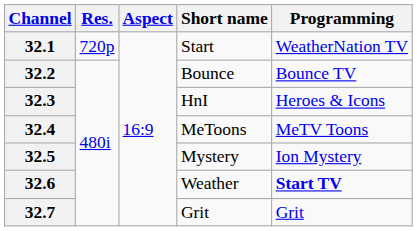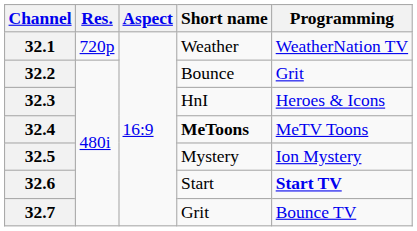(197, 45) Start -> (210, 45) Weather
(316, 73) Bounce TV -> (290, 73) Grit
(214, 128) normal -> (215, 128) bold
(210, 184) Weather -> (197, 184) Start
(290, 211) Grit -> (316, 211) Bounce TV
